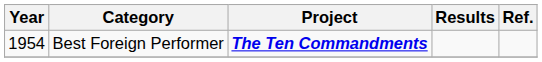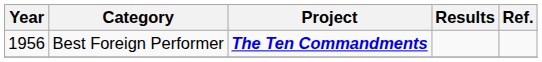(27, 43) 1954 -> (27, 43) 1956
